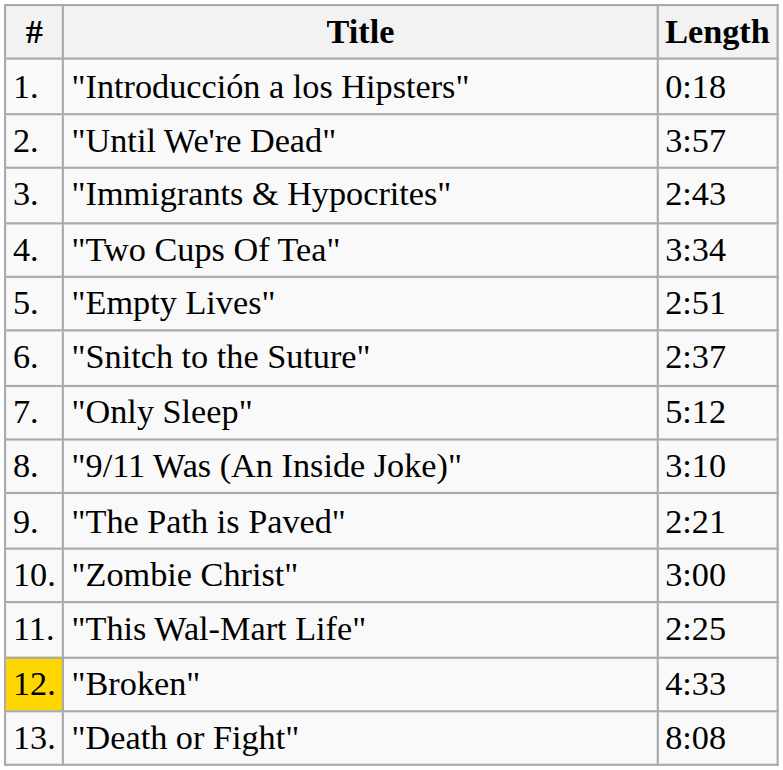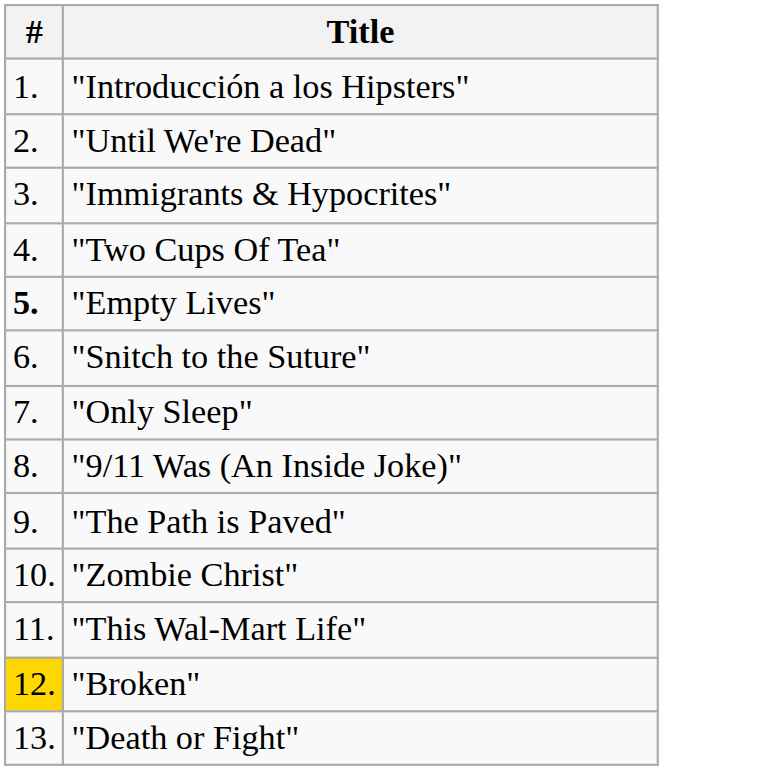- column: (717, 31)
(26, 303) normal -> (26, 303) bold
